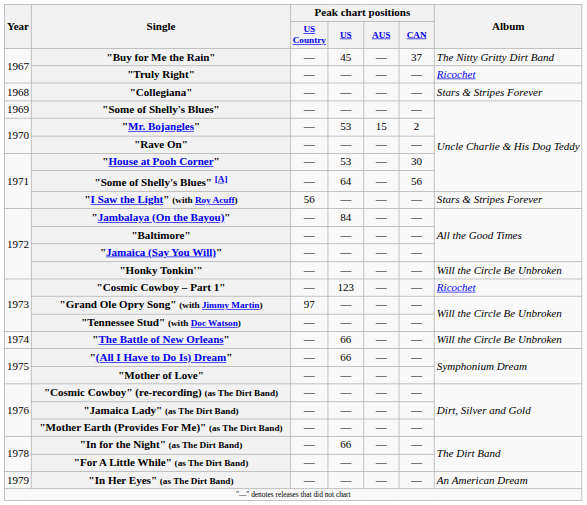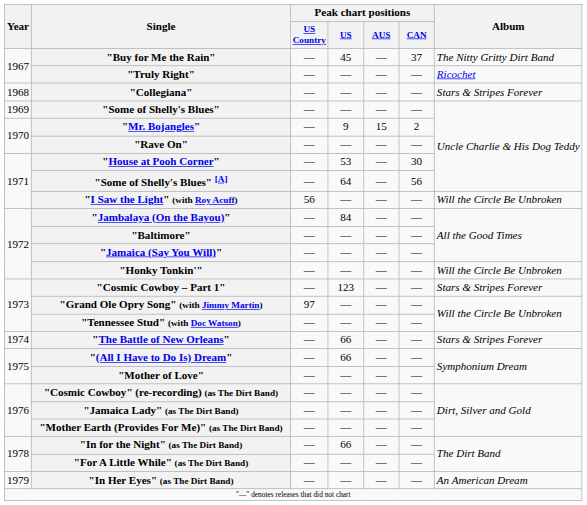(346, 127) 53 -> (346, 127) 9
(490, 200) Stars & Stripes Forever -> (499, 200) Will the Circle Be Unbroken
(456, 287) Ricochet -> (490, 287) Stars & Stripes Forever
(499, 340) Will the Circle Be Unbroken -> (490, 340) Stars & Stripes Forever
